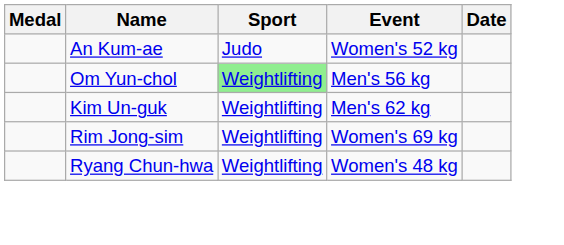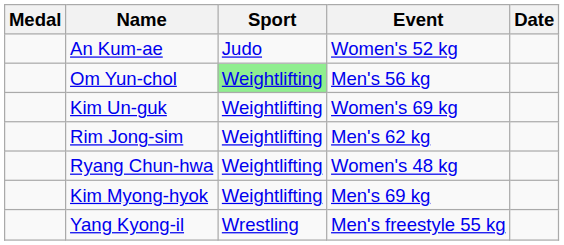(381, 108) Men's 62 kg -> (394, 108) Women's 69 kg
(394, 137) Women's 69 kg -> (381, 137) Men's 62 kg
+ row: (139, 196)
+ row: (127, 225)
